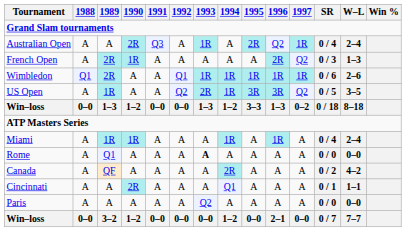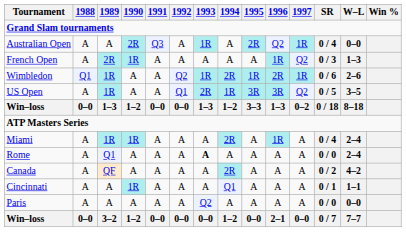(354, 43) 2–4 -> (354, 43) 0–0
(278, 59) 2R -> (278, 59) 1R
(109, 75) 2R -> (109, 75) 1R
(182, 75) Q1 -> (182, 75) Q2
(230, 75) 1R -> (230, 75) 2R
(278, 75) 1R -> (278, 75) 2R
(182, 91) Q2 -> (182, 91) Q1
(230, 138) 1R -> (230, 138) 2R
(354, 154) 0–0 -> (354, 154) 2–4
(133, 186) 2R -> (133, 186) 1R
